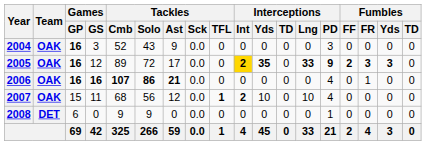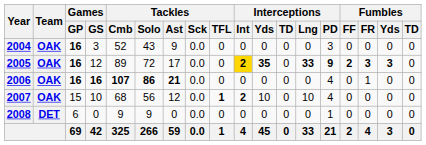(96, 98) 11 -> (96, 98) 10
